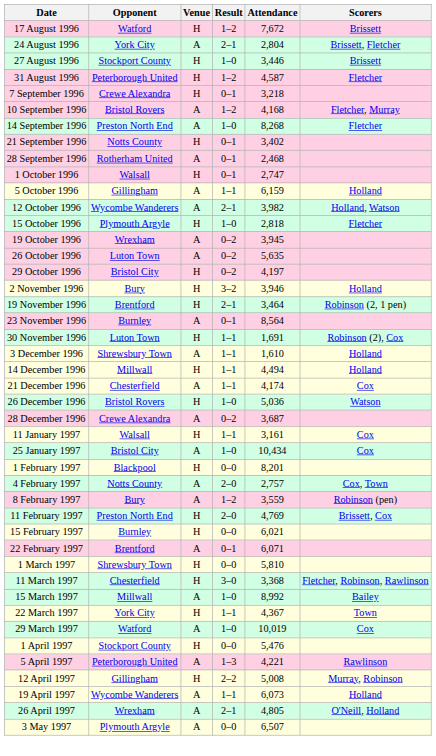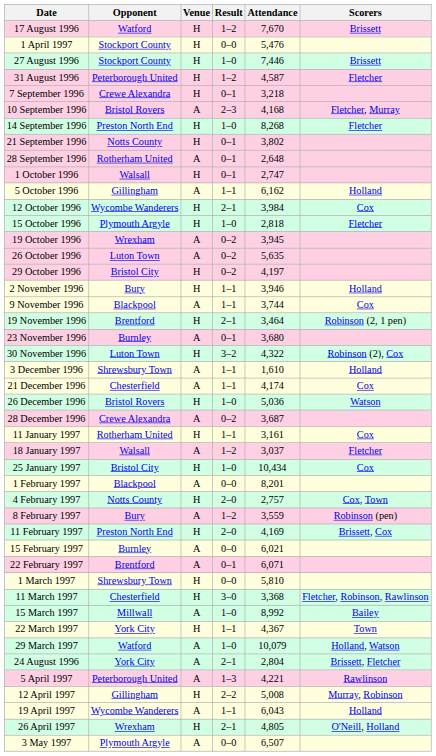(272, 28) 7,672 -> (272, 28) 7,670
rows swapped: (46, 45) <-> (46, 645)
(272, 61) 3,446 -> (272, 61) 7,446
(229, 110) 1–2 -> (229, 110) 2–3
(197, 126) A -> (197, 126) H
(272, 142) 3,402 -> (272, 142) 3,802
(272, 158) 2,468 -> (272, 158) 2,648
(272, 191) 6,159 -> (272, 191) 6,162
(197, 207) A -> (197, 207) H
(272, 207) 3,982 -> (272, 207) 3,984
(365, 207) Holland, Watson -> (365, 207) Cox
(229, 288) 3–2 -> (229, 288) 1–1
+ row: (46, 304)
(272, 321) 8,564 -> (272, 337) 3,680
(229, 337) 1–1 -> (229, 353) 3–2
(272, 337) 1,691 -> (272, 353) 4,322
- row: (46, 369)
(135, 434) Walsall -> (135, 434) Rotherham United
+ row: (46, 451)
(197, 451) A -> (197, 467) H
(197, 467) H -> (197, 483) A
(197, 483) A -> (197, 499) H
(272, 516) 4,769 -> (272, 532) 4,169
(197, 532) H -> (197, 548) A
(272, 629) 10,019 -> (272, 645) 10,079
(365, 629) Cox -> (365, 645) Holland, Watson
(272, 694) 6,073 -> (272, 710) 6,043
(197, 710) A -> (197, 727) H
